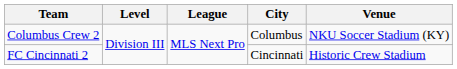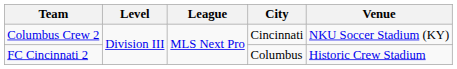(277, 34) Columbus -> (277, 34) Cincinnati
(277, 54) Cincinnati -> (277, 54) Columbus
